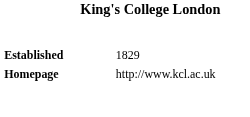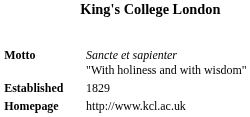+ row: (20, 55)
